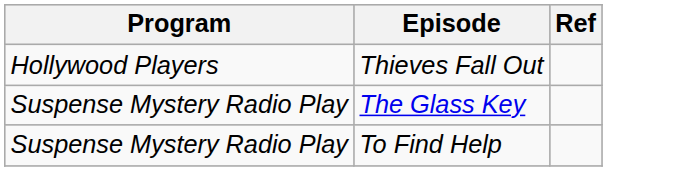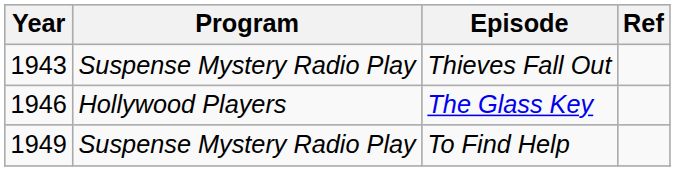+ column: (39, 24)
(115, 64) Hollywood Players -> (247, 64) Suspense Mystery Radio Play
(179, 104) Suspense Mystery Radio Play -> (182, 104) Hollywood Players
